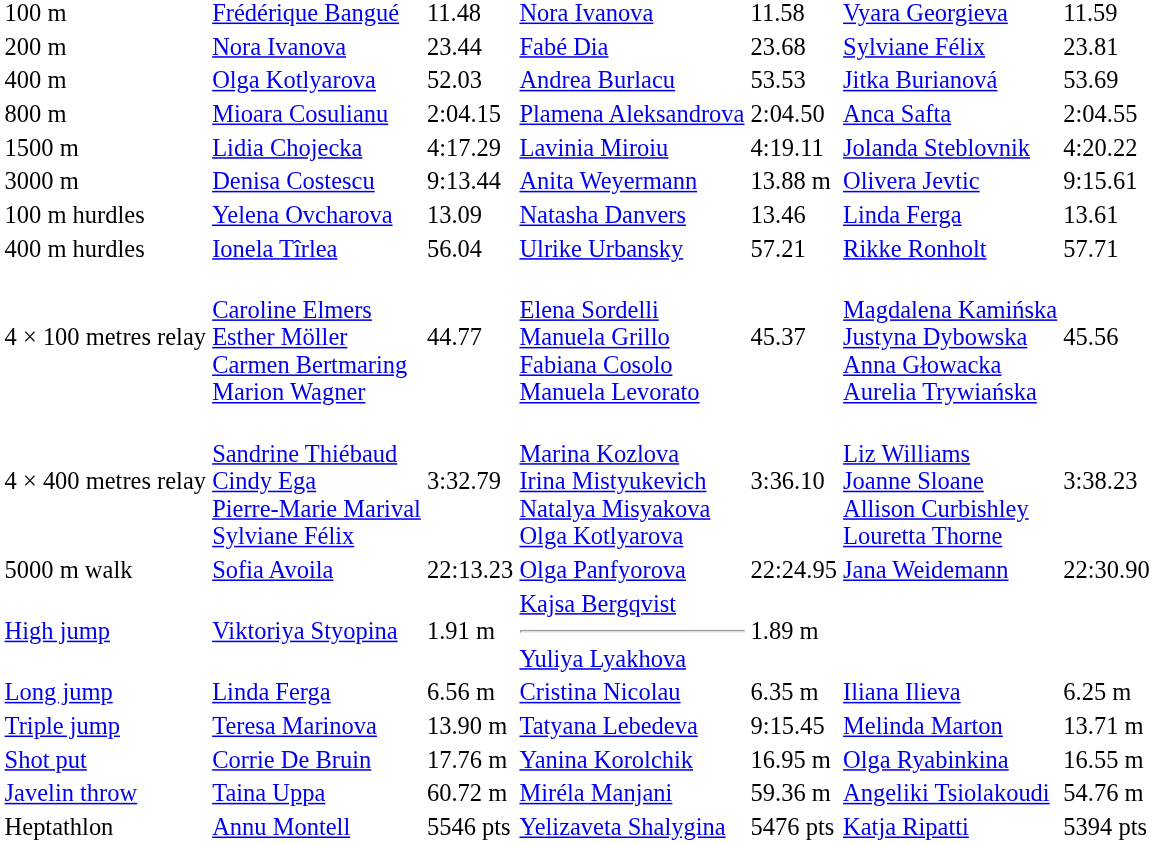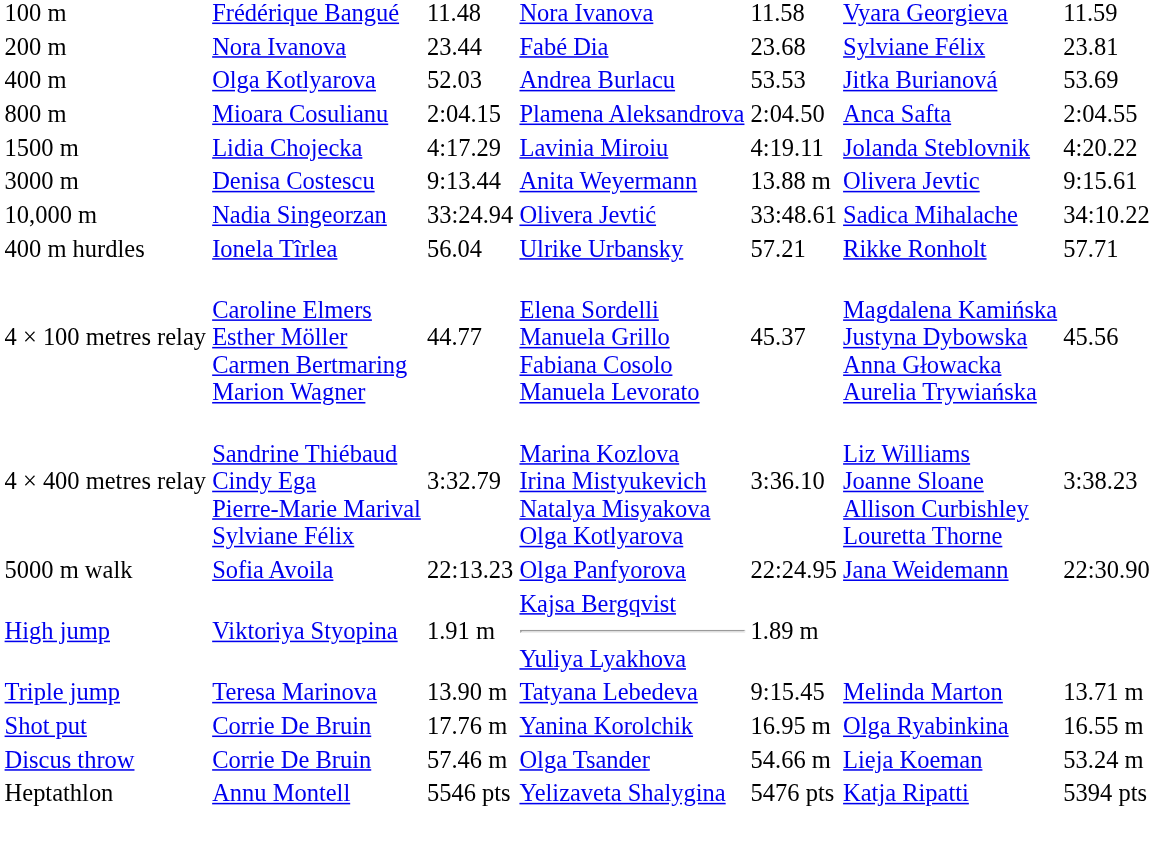+ row: (51, 215)
- row: (75, 215)
- row: (59, 692)
+ row: (70, 759)
- row: (71, 793)
